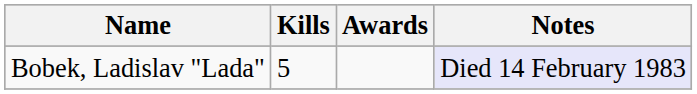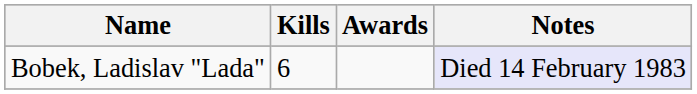(284, 67) 5 -> (284, 67) 6
